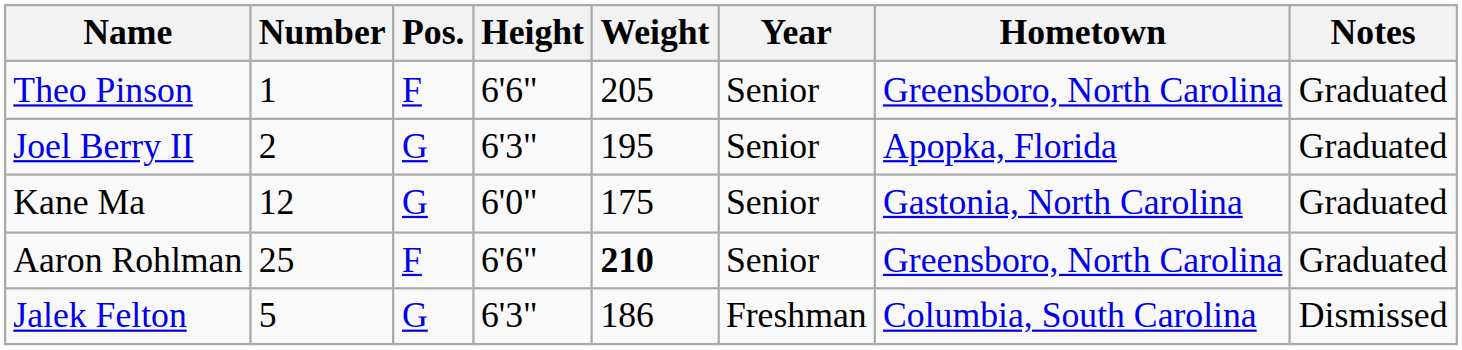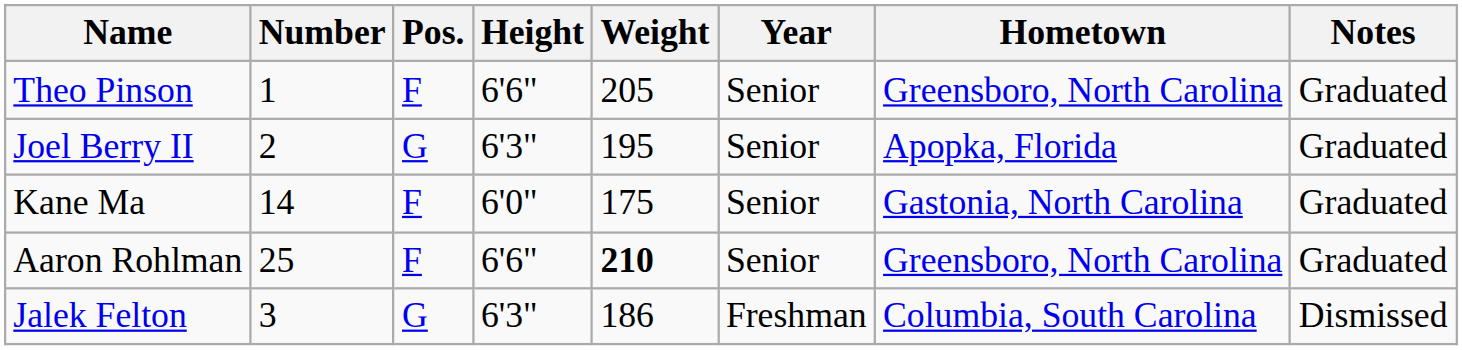(277, 202) 12 -> (277, 202) 14
(415, 202) G -> (412, 202) F
(268, 315) 5 -> (268, 315) 3
